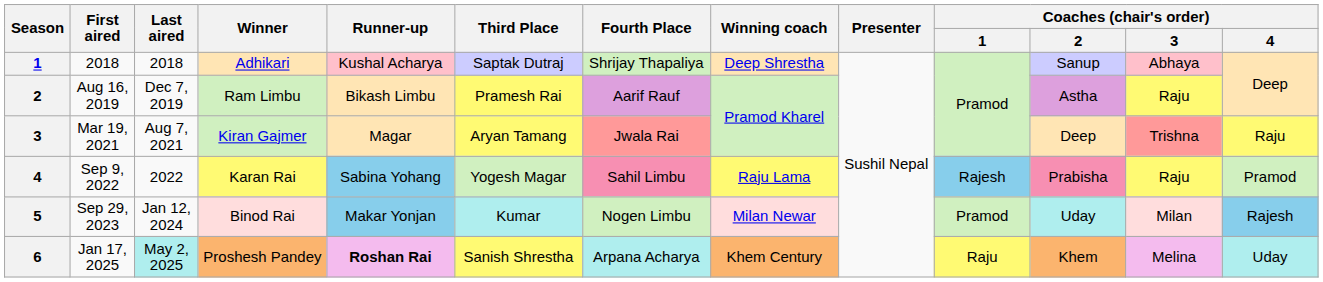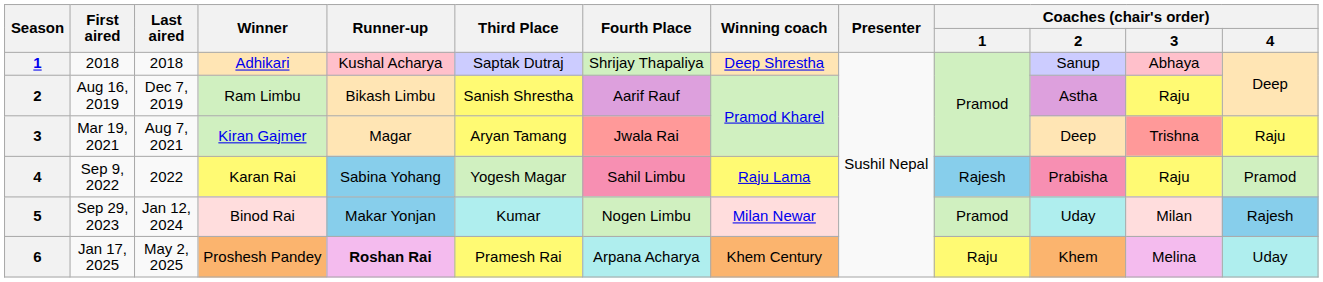(518, 96) Pramesh Rai -> (518, 96) Sanish Shrestha
(166, 257) paleturquoise background -> (166, 257) no background
(518, 257) Sanish Shrestha -> (518, 257) Pramesh Rai
